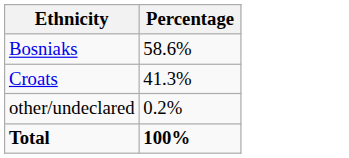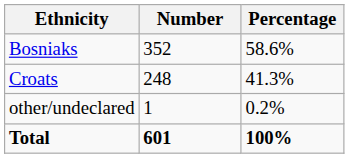+ column: (190, 19)
